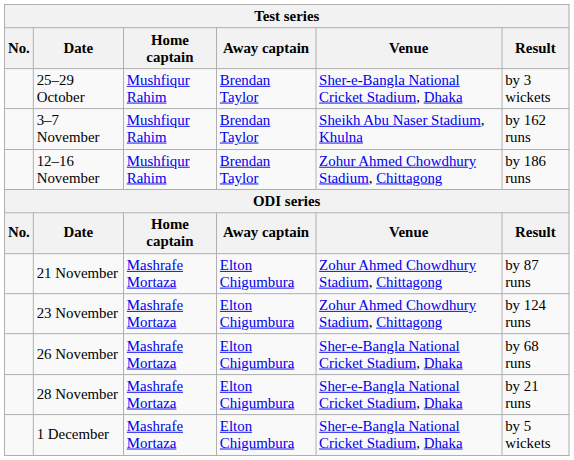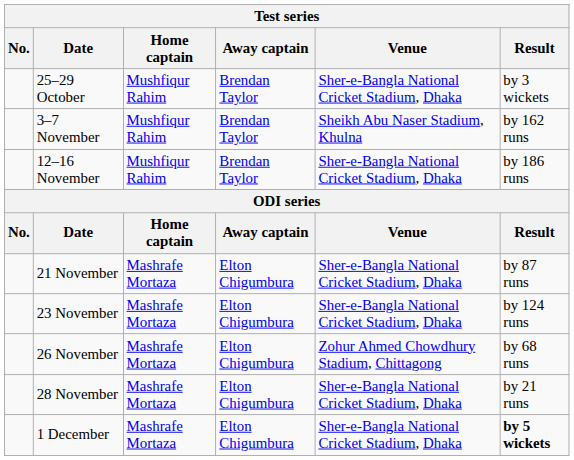(398, 169) Zohur Ahmed Chowdhury Stadium, Chittagong -> (390, 169) Sher-e-Bangla National Cricket Stadium, Dhaka
(398, 273) Zohur Ahmed Chowdhury Stadium, Chittagong -> (390, 273) Sher-e-Bangla National Cricket Stadium, Dhaka
(398, 313) Zohur Ahmed Chowdhury Stadium, Chittagong -> (390, 313) Sher-e-Bangla National Cricket Stadium, Dhaka
(391, 354) Sher-e-Bangla National Cricket Stadium, Dhaka -> (397, 354) Zohur Ahmed Chowdhury Stadium, Chittagong
(528, 434) normal -> (527, 434) bold
